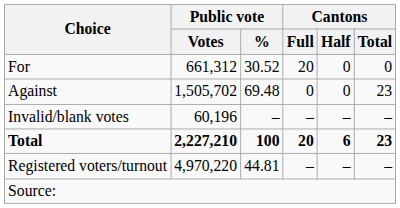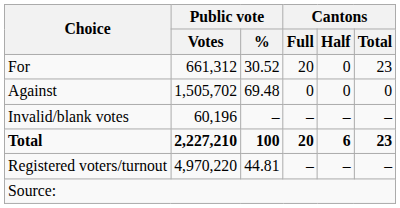(388, 66) 0 -> (384, 66) 23
(384, 91) 23 -> (388, 91) 0
